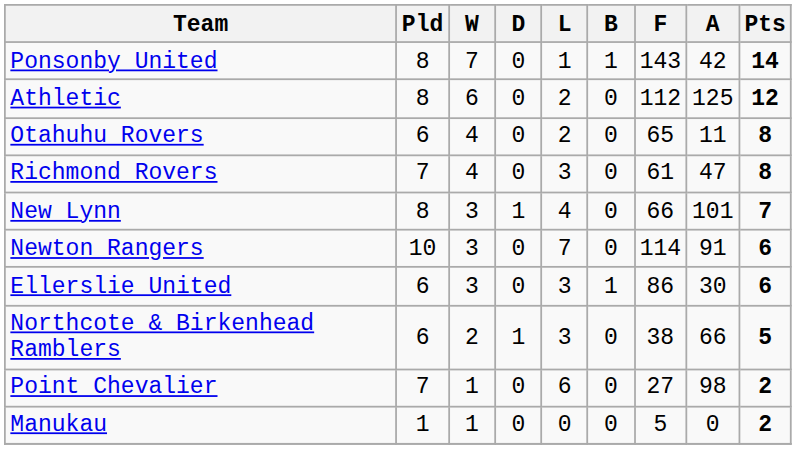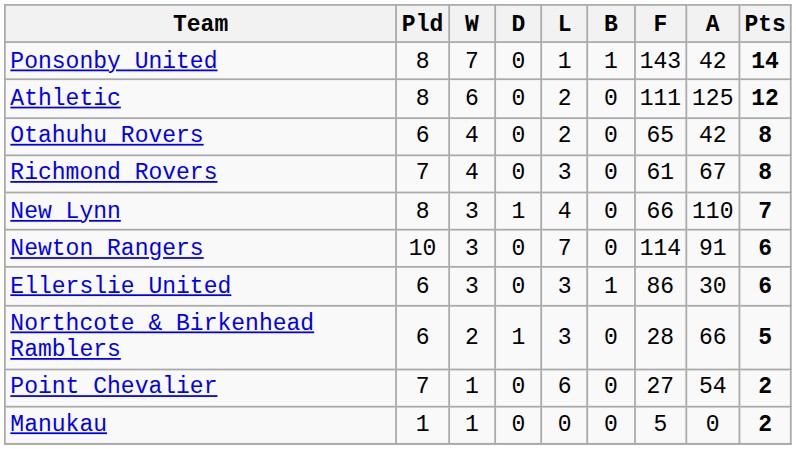(660, 99) 112 -> (660, 99) 111
(713, 136) 11 -> (713, 136) 42
(713, 174) 47 -> (713, 174) 67
(713, 211) 101 -> (713, 211) 110
(660, 337) 38 -> (660, 337) 28
(713, 388) 98 -> (713, 388) 54
